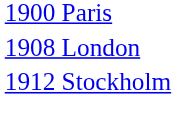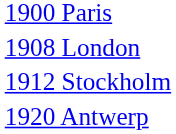+ row: (77, 116)
